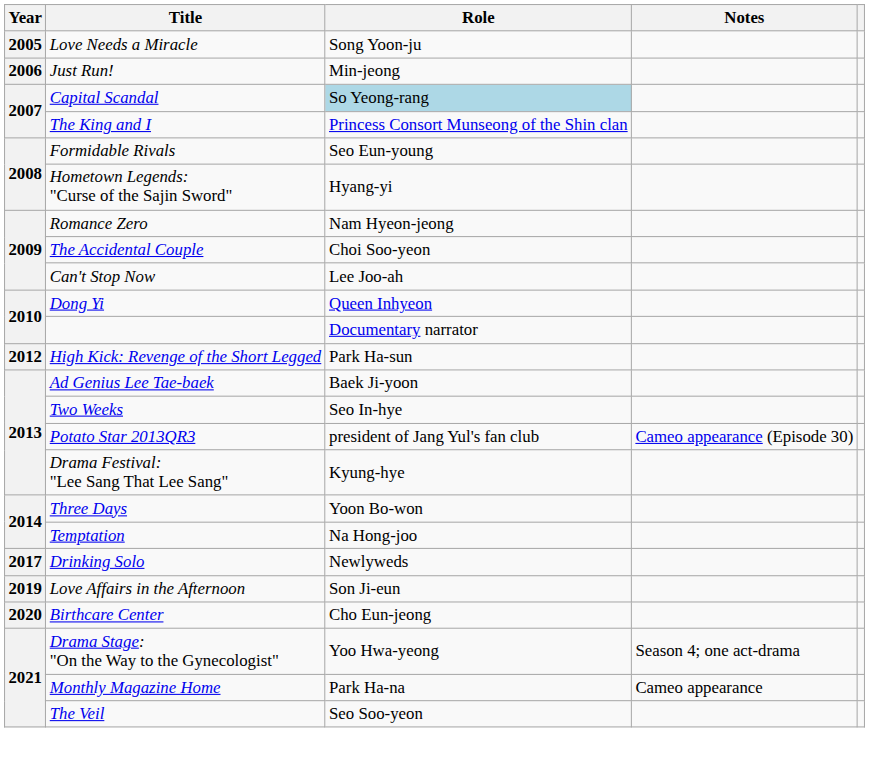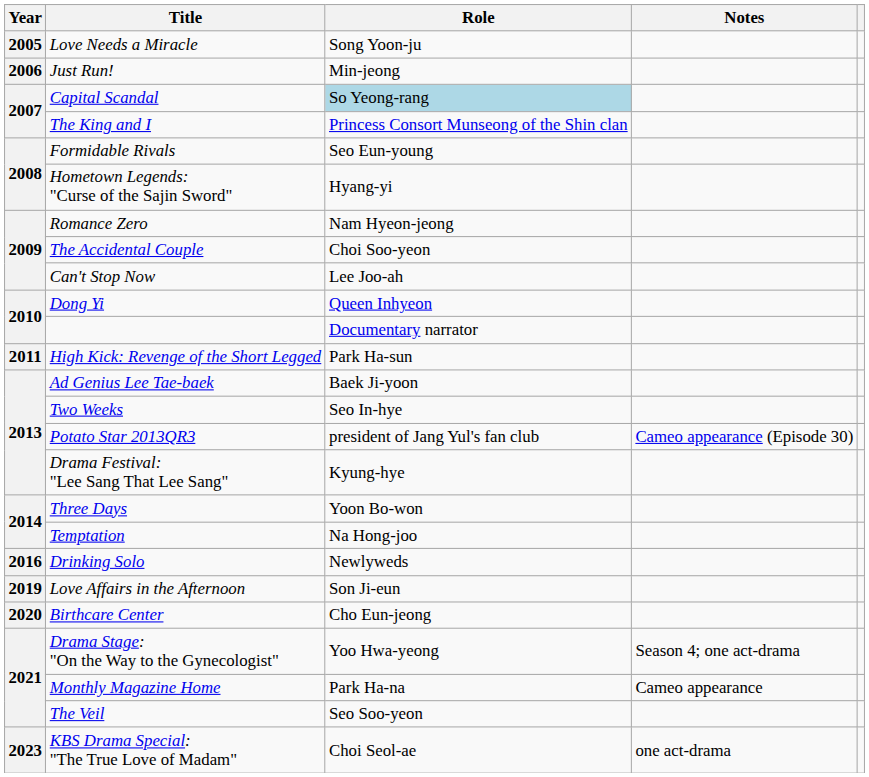(25, 356) 2012 -> (25, 356) 2011
(25, 561) 2017 -> (25, 561) 2016
+ row: (143, 750)
